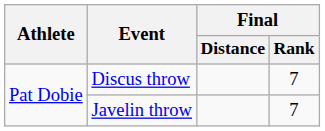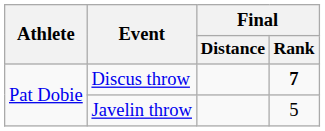(294, 79) normal -> (294, 79) bold
(294, 110) 7 -> (294, 110) 5
